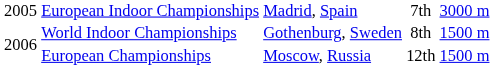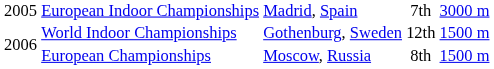(421, 33) 8th -> (421, 33) 12th
(421, 55) 12th -> (421, 55) 8th
